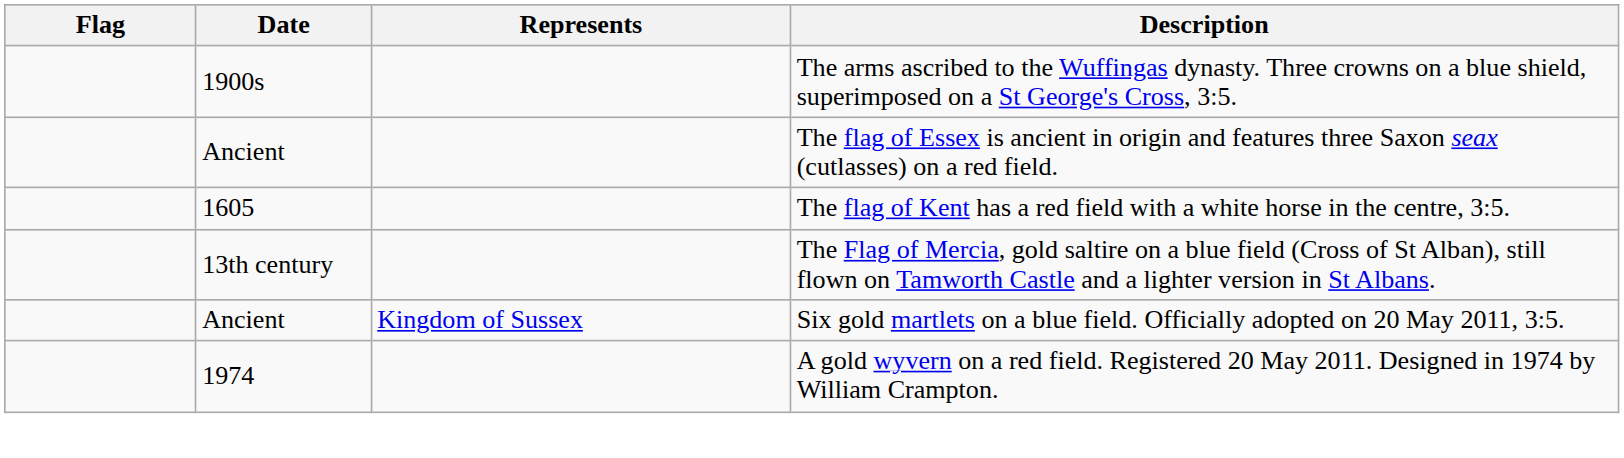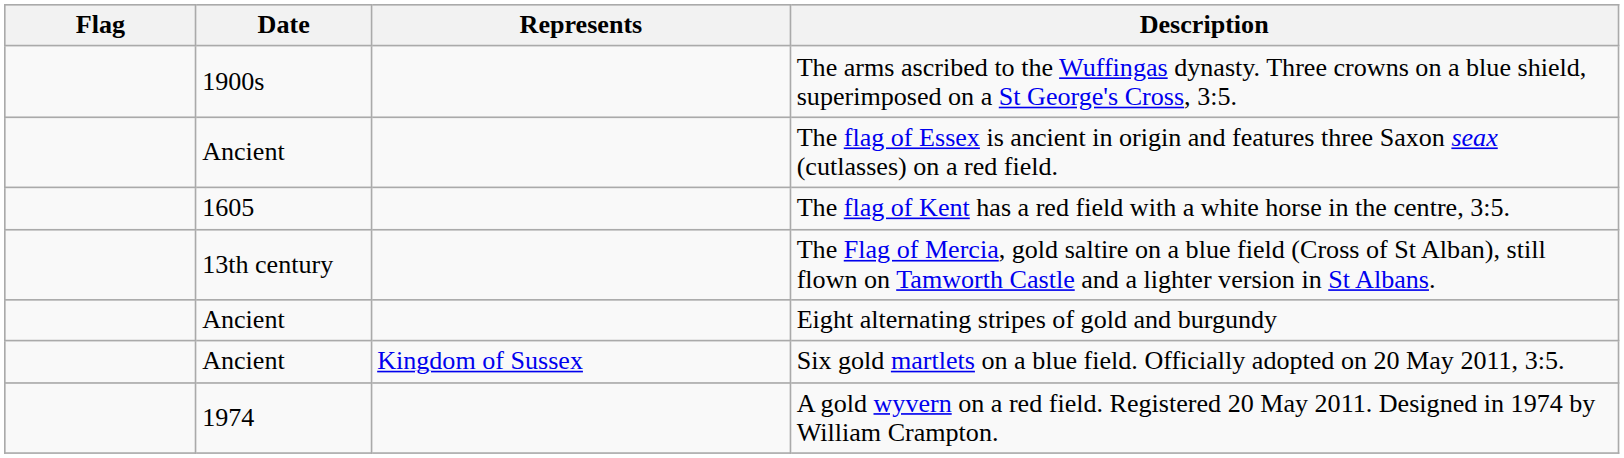+ row: (1037, 320)
